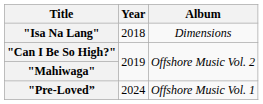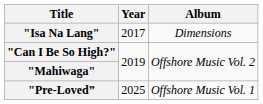(133, 33) 2018 -> (133, 33) 2017
(133, 90) 2024 -> (133, 90) 2025
